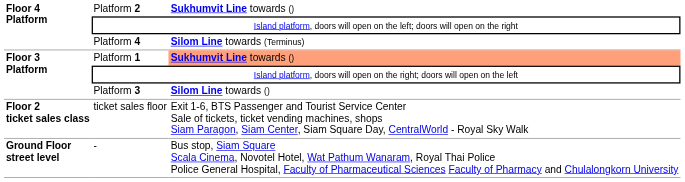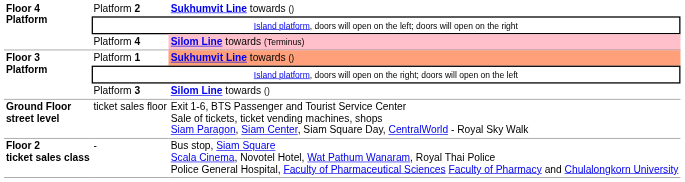(238, 42) no background -> (238, 42) pink background
(48, 113) Floor 2 ticket sales class -> (39, 113) Ground Floor street level
(39, 152) Ground Floor street level -> (48, 152) Floor 2 ticket sales class
